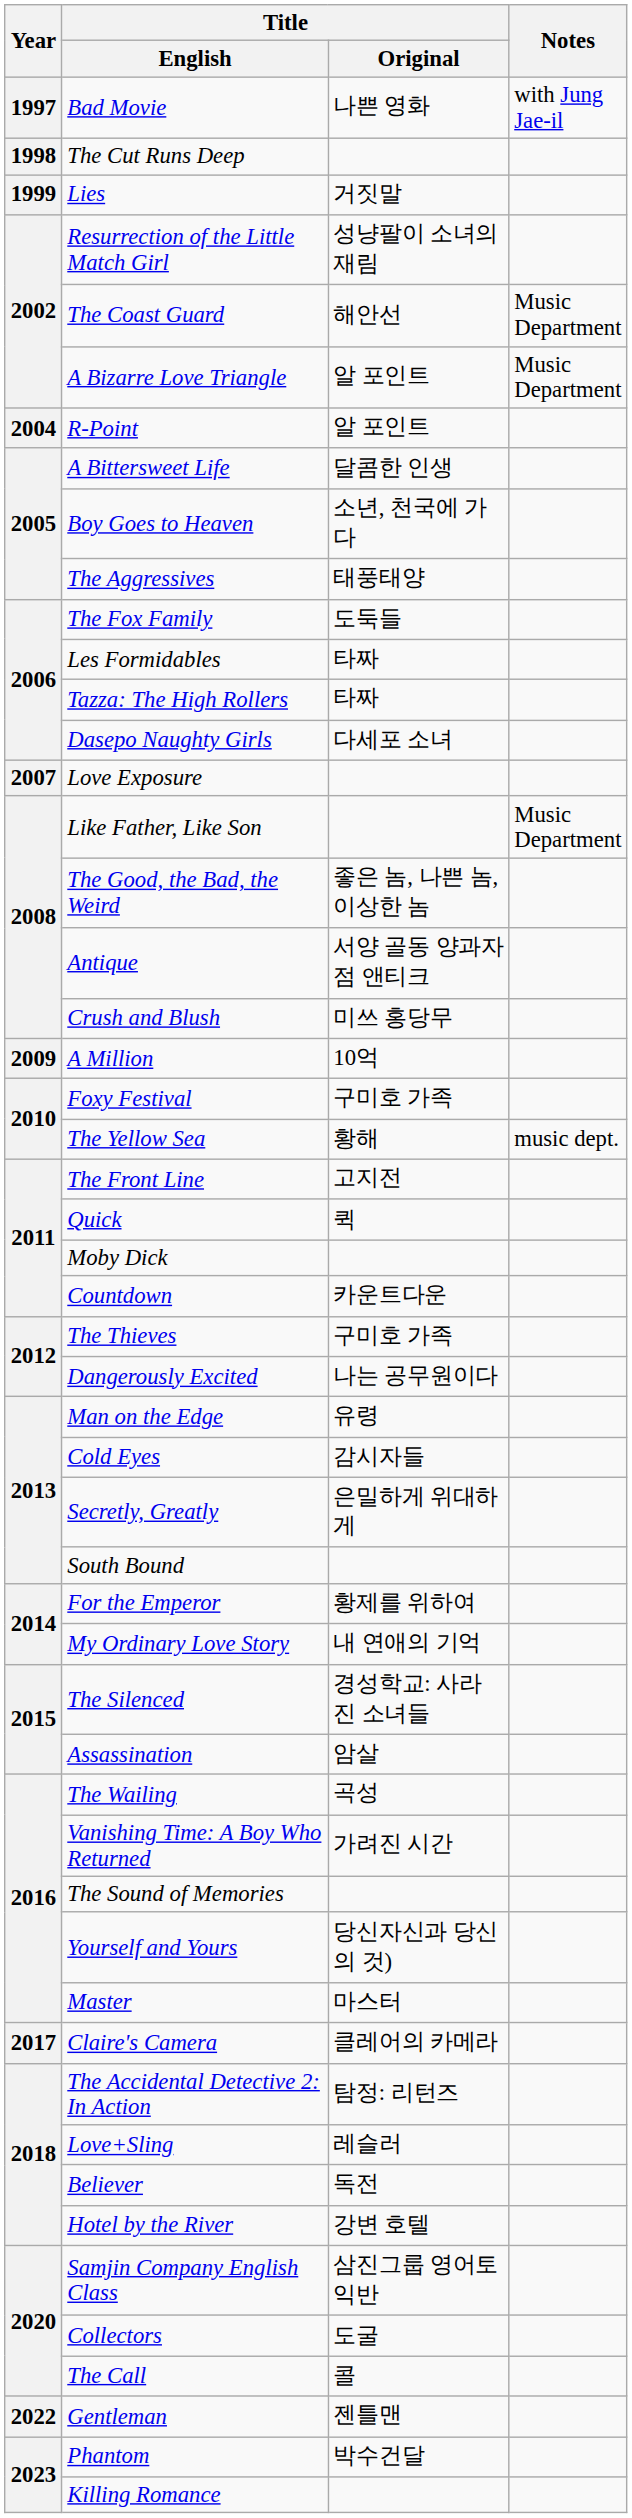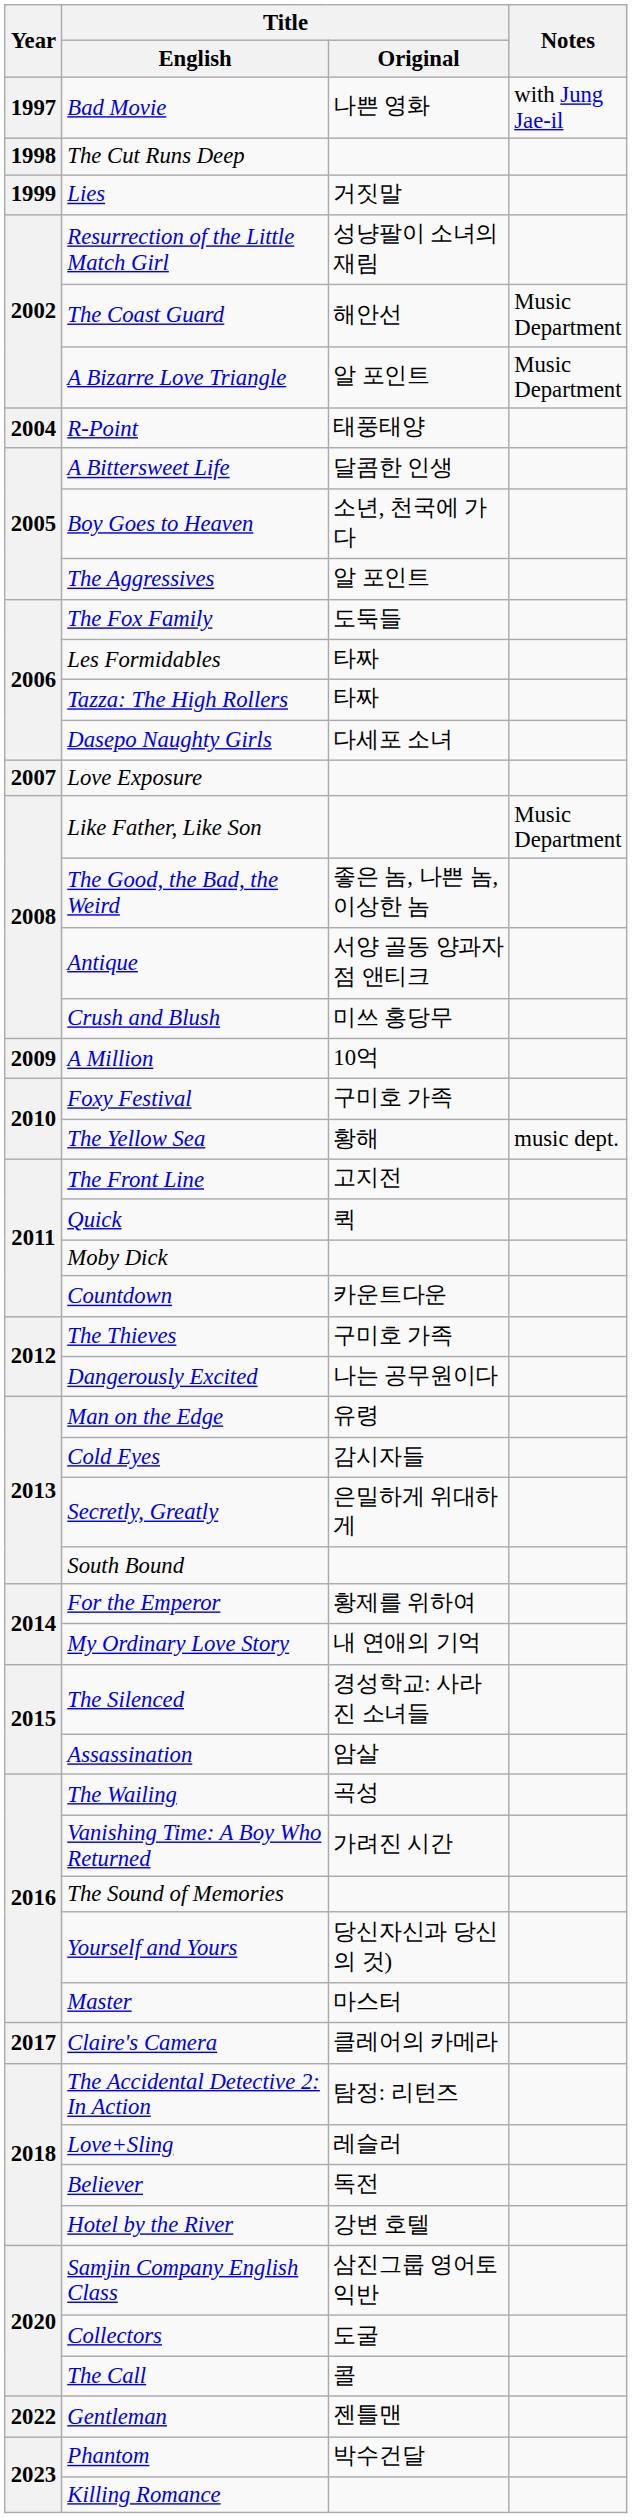(382, 427) 알 포인트 -> (379, 427) 태풍태양
(379, 577) 태풍태양 -> (382, 577) 알 포인트
